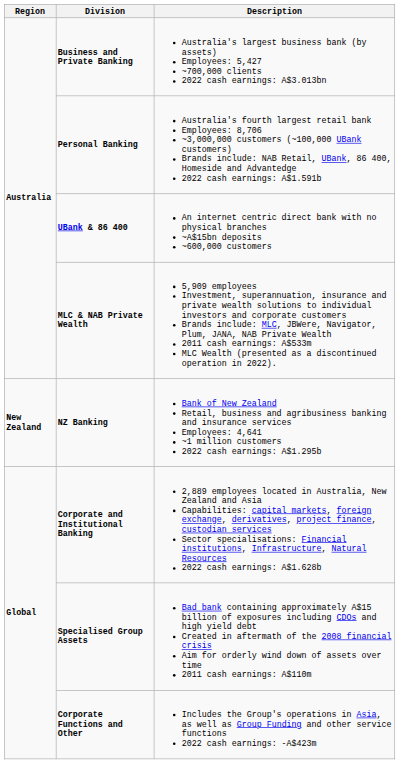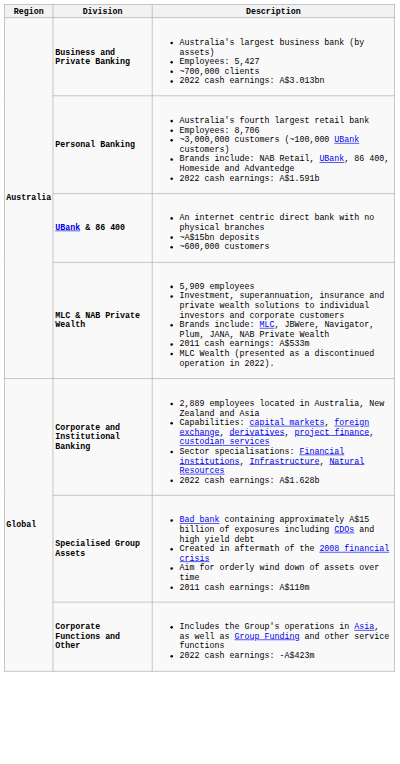- row: (83, 423)
